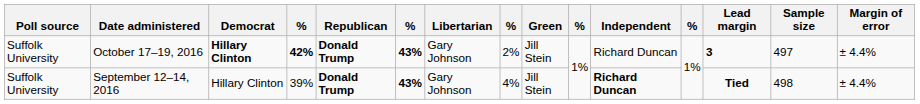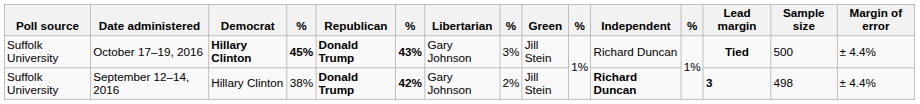(301, 51) 42% -> (301, 51) 45%
(511, 51) 2% -> (511, 51) 3%
(709, 51) 3 -> (737, 51) Tied
(783, 51) 497 -> (783, 51) 500
(301, 83) 39% -> (301, 83) 38%
(410, 83) 43% -> (410, 83) 42%
(511, 83) 4% -> (511, 83) 2%
(737, 83) Tied -> (709, 83) 3
